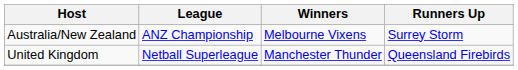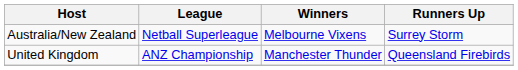(198, 34) ANZ Championship -> (200, 34) Netball Superleague
(200, 55) Netball Superleague -> (198, 55) ANZ Championship
